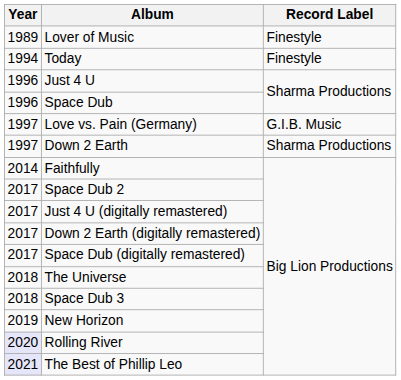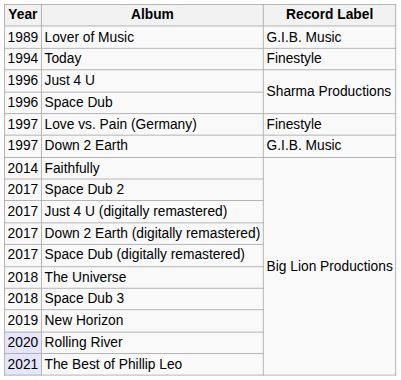(294, 37) Finestyle -> (304, 37) G.I.B. Music
(304, 124) G.I.B. Music -> (294, 124) Finestyle
(329, 146) Sharma Productions -> (304, 146) G.I.B. Music
